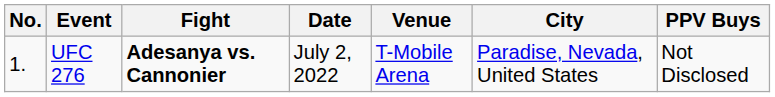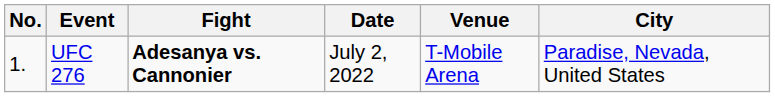- column: (713, 20)
